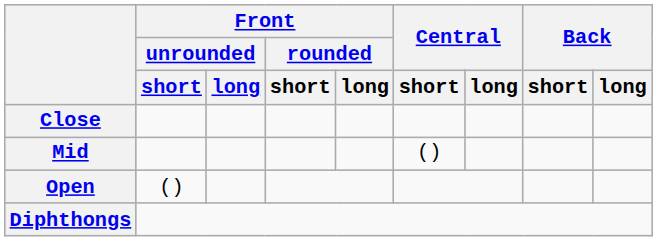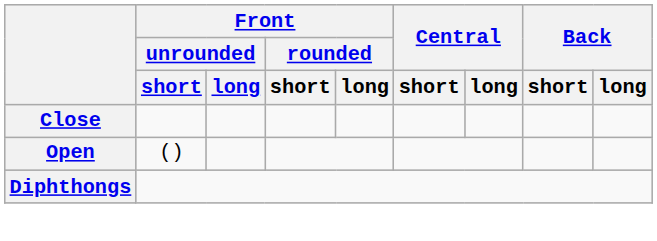- row: (70, 154)
